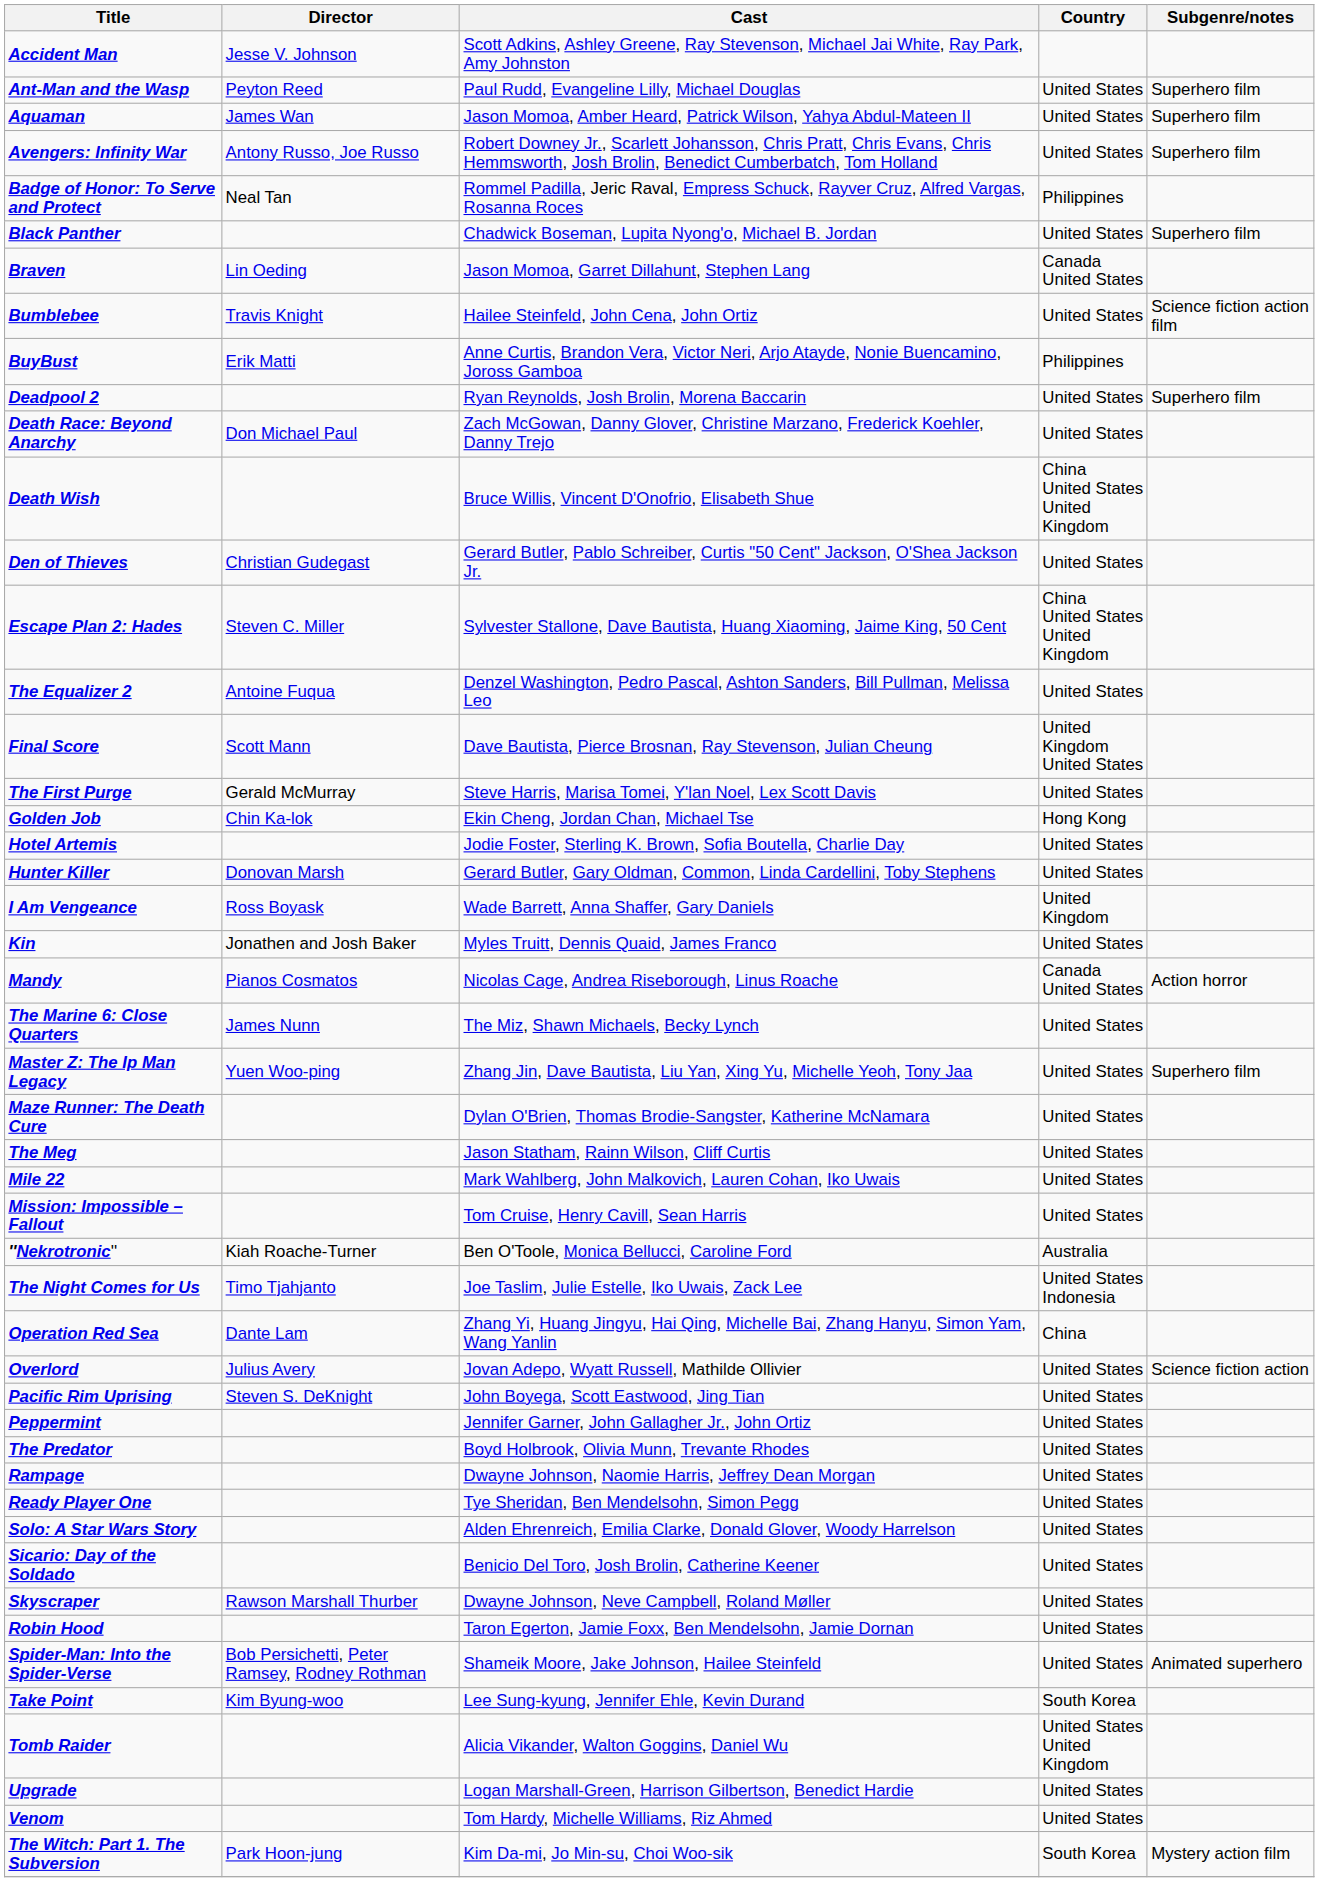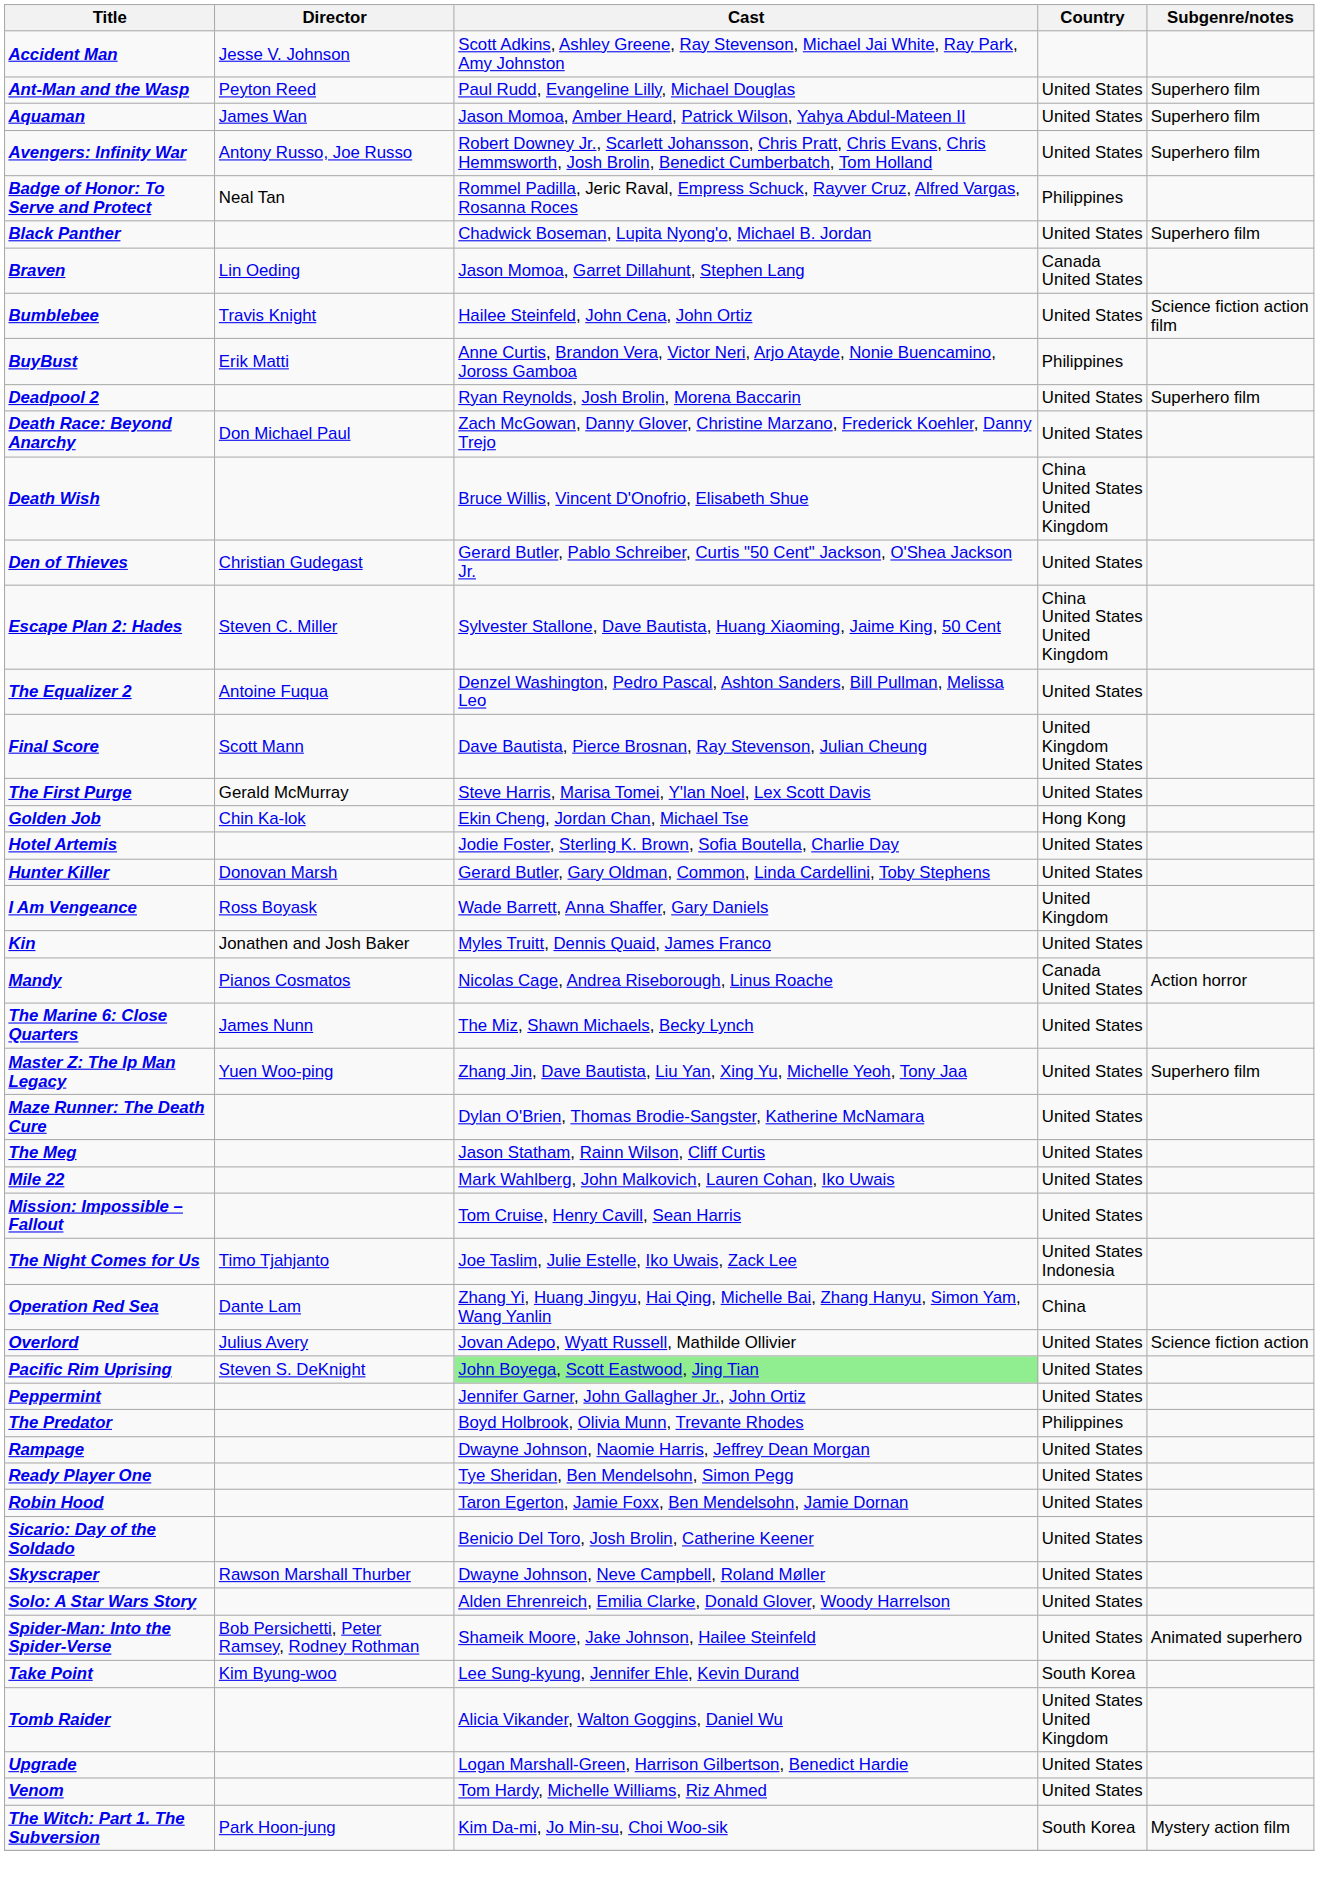- row: (63, 1251)
(614, 1396) no background -> (609, 1369) lightgreen background
(1093, 1449) United States -> (1082, 1422) Philippines
rows swapped: (56, 1628) <-> (102, 1529)
